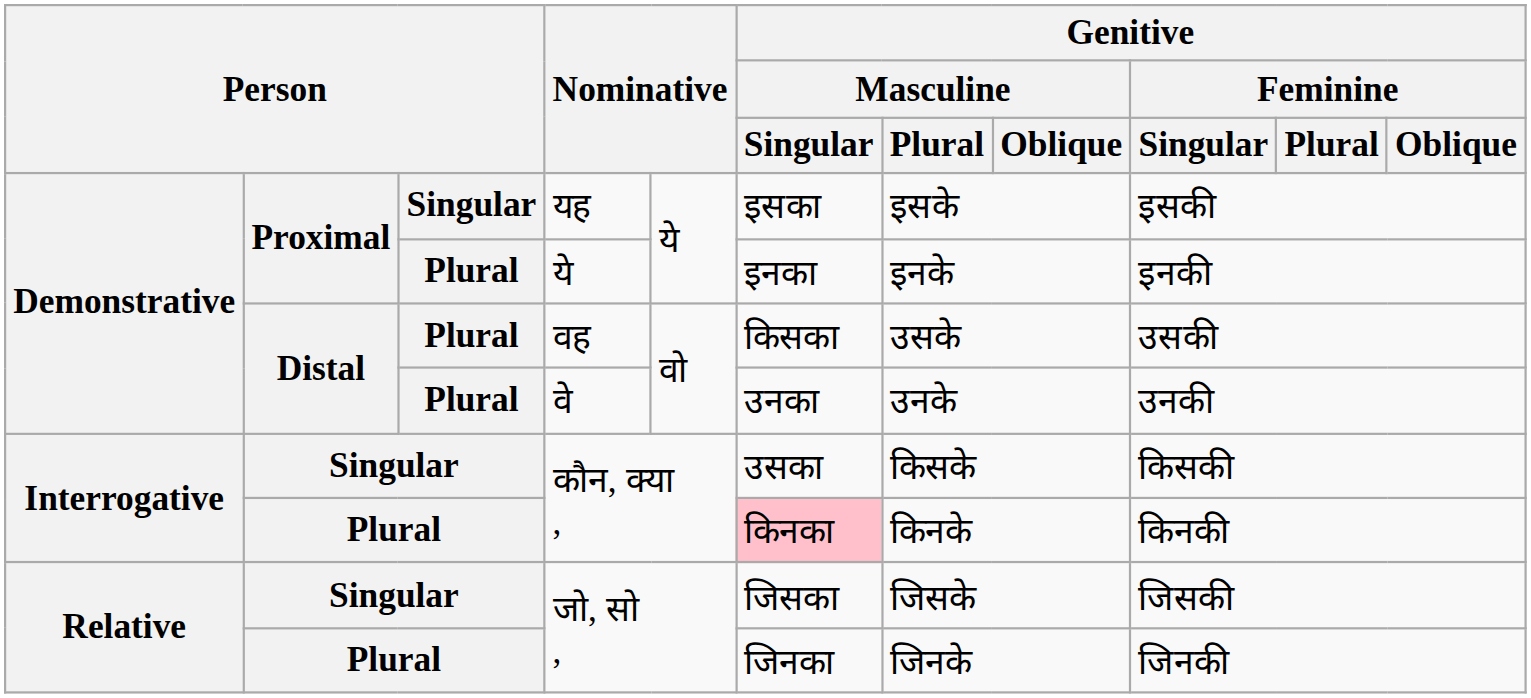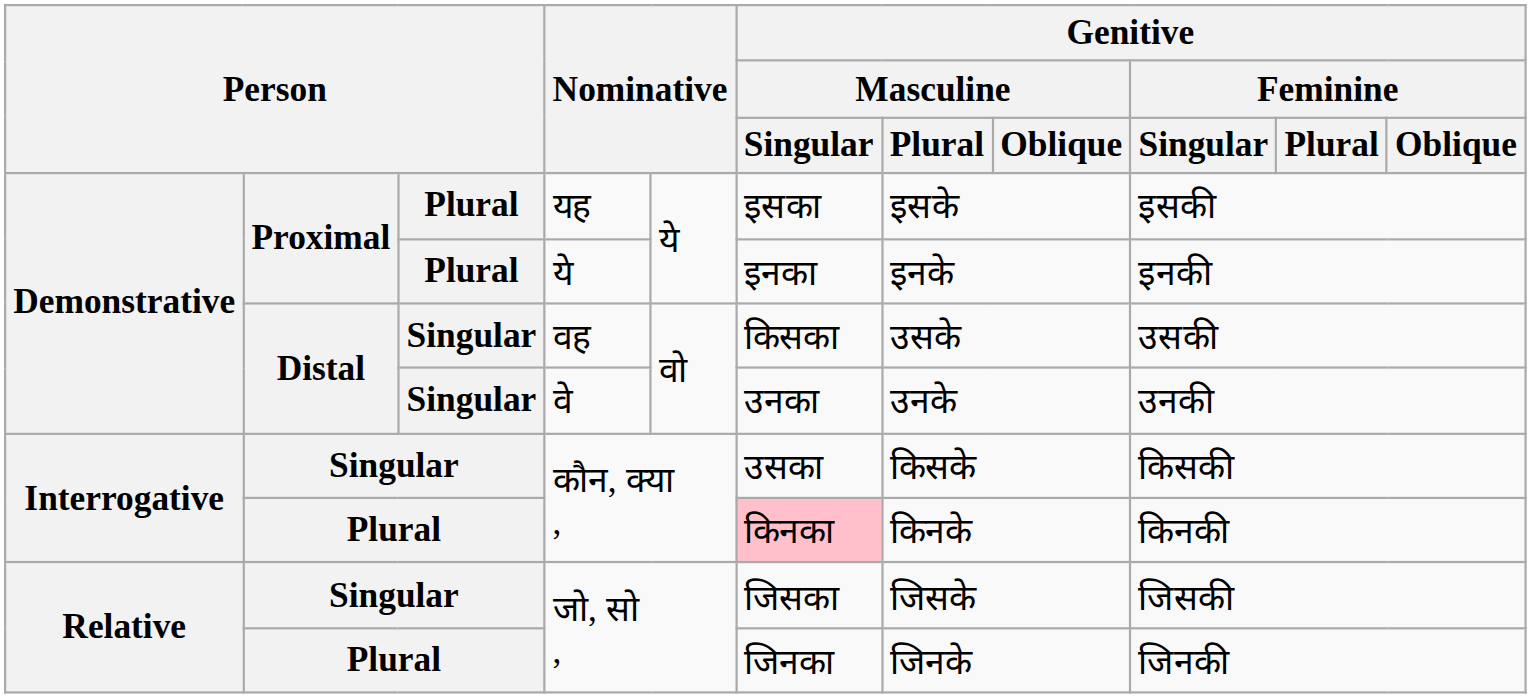(471, 205) Singular -> (471, 205) Plural
(471, 335) Plural -> (471, 335) Singular
(471, 399) Plural -> (471, 399) Singular
